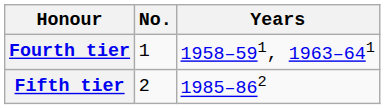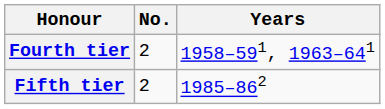(144, 52) 1 -> (144, 52) 2
